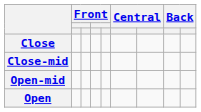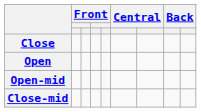rows swapped: (38, 61) <-> (38, 98)
